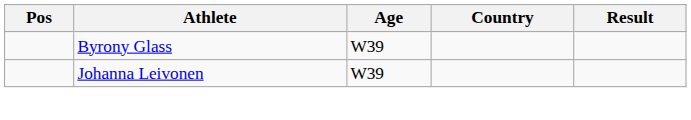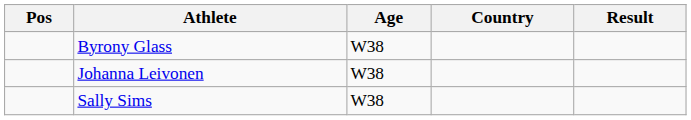(367, 45) W39 -> (367, 45) W38
(367, 73) W39 -> (367, 73) W38
+ row: (115, 100)
